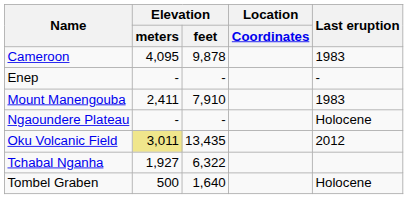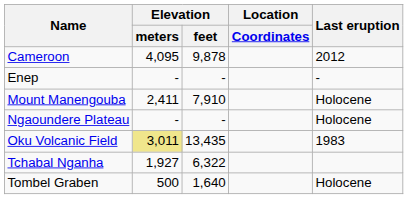(330, 57) 1983 -> (330, 57) 2012
(330, 99) 1983 -> (344, 99) Holocene
(330, 141) 2012 -> (330, 141) 1983
